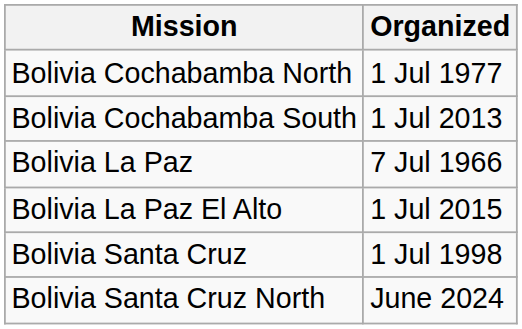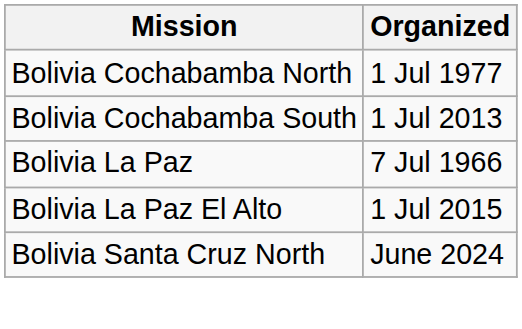- row: (129, 254)
